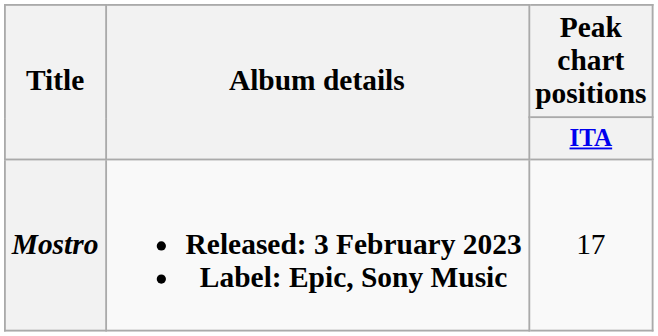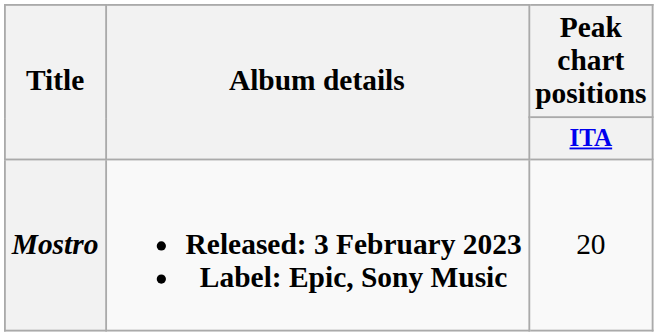(591, 244) 17 -> (591, 244) 20
